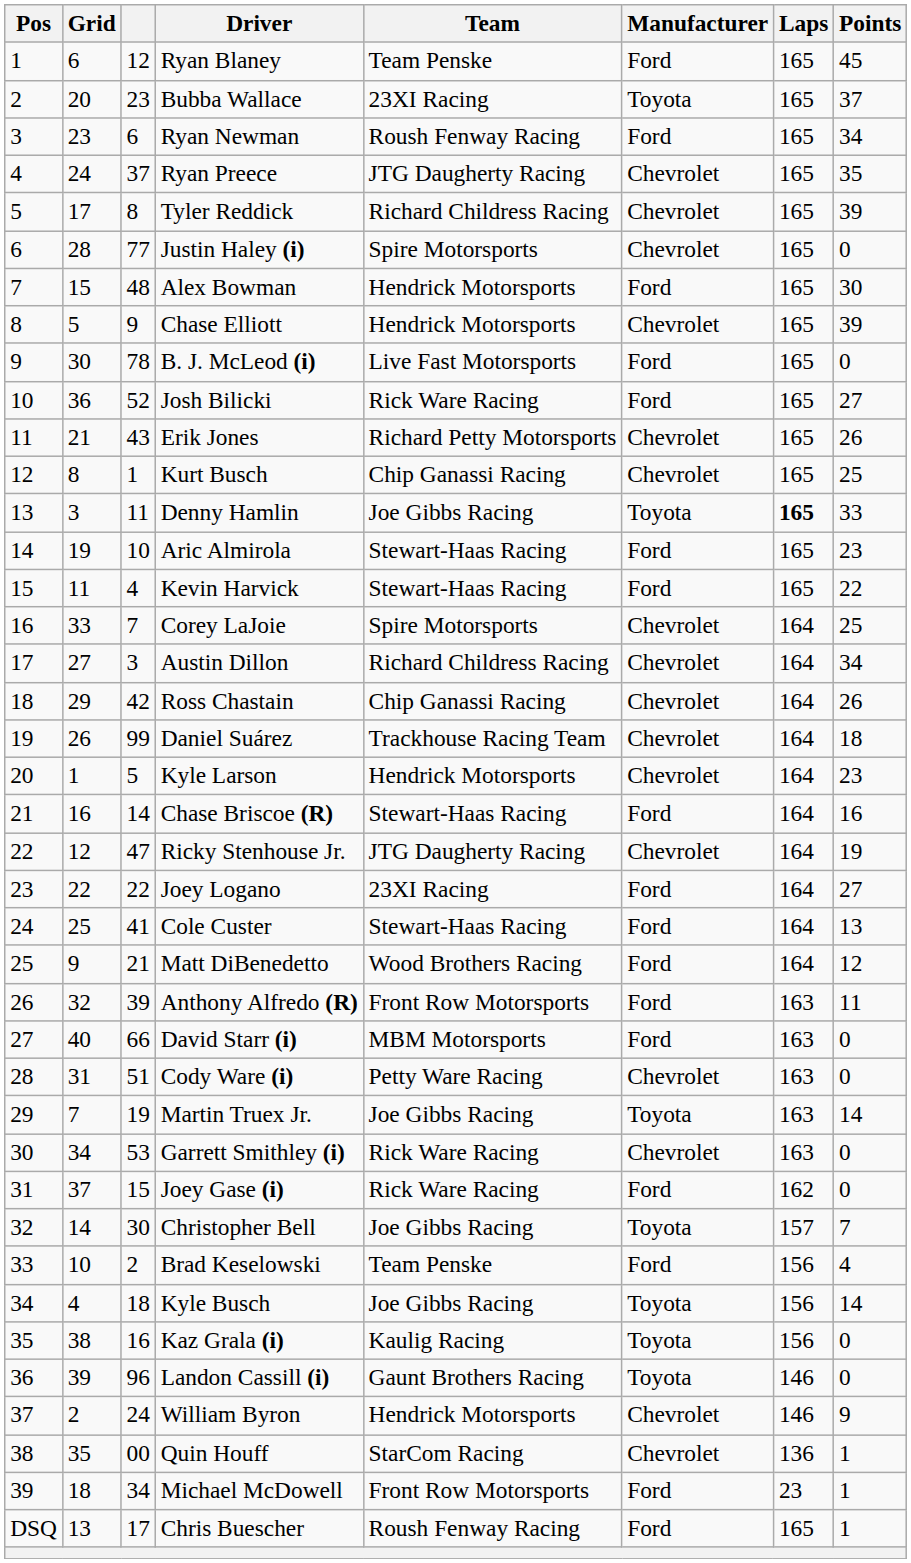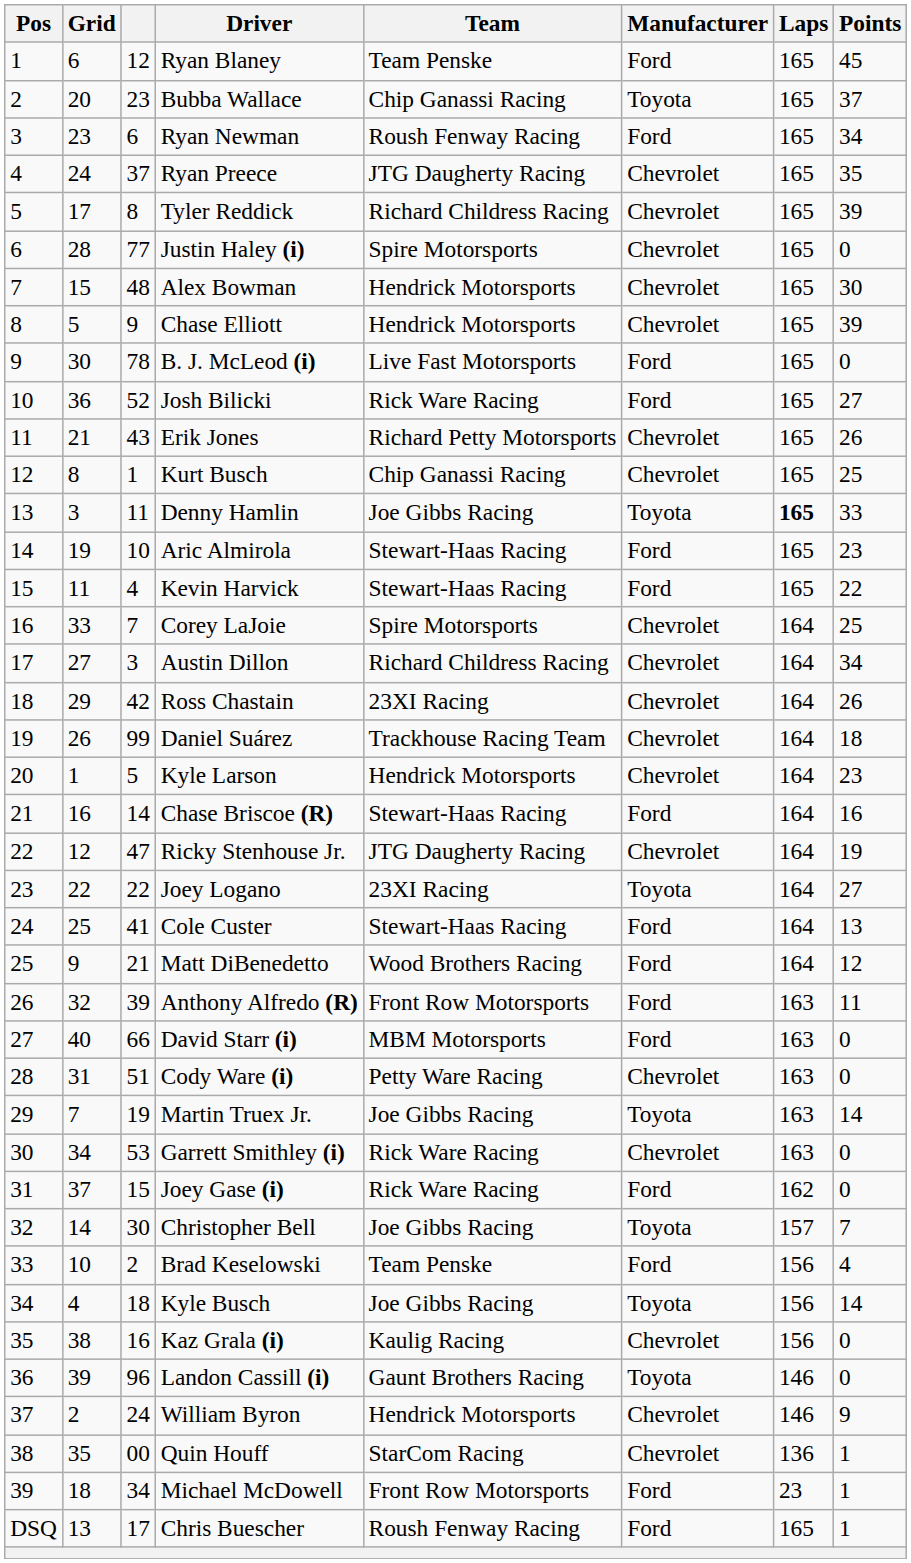(429, 98) 23XI Racing -> (467, 98) Chip Ganassi Racing
(649, 286) Ford -> (673, 286) Chevrolet
(467, 700) Chip Ganassi Racing -> (429, 700) 23XI Racing
(649, 888) Ford -> (659, 888) Toyota
(659, 1339) Toyota -> (673, 1339) Chevrolet
